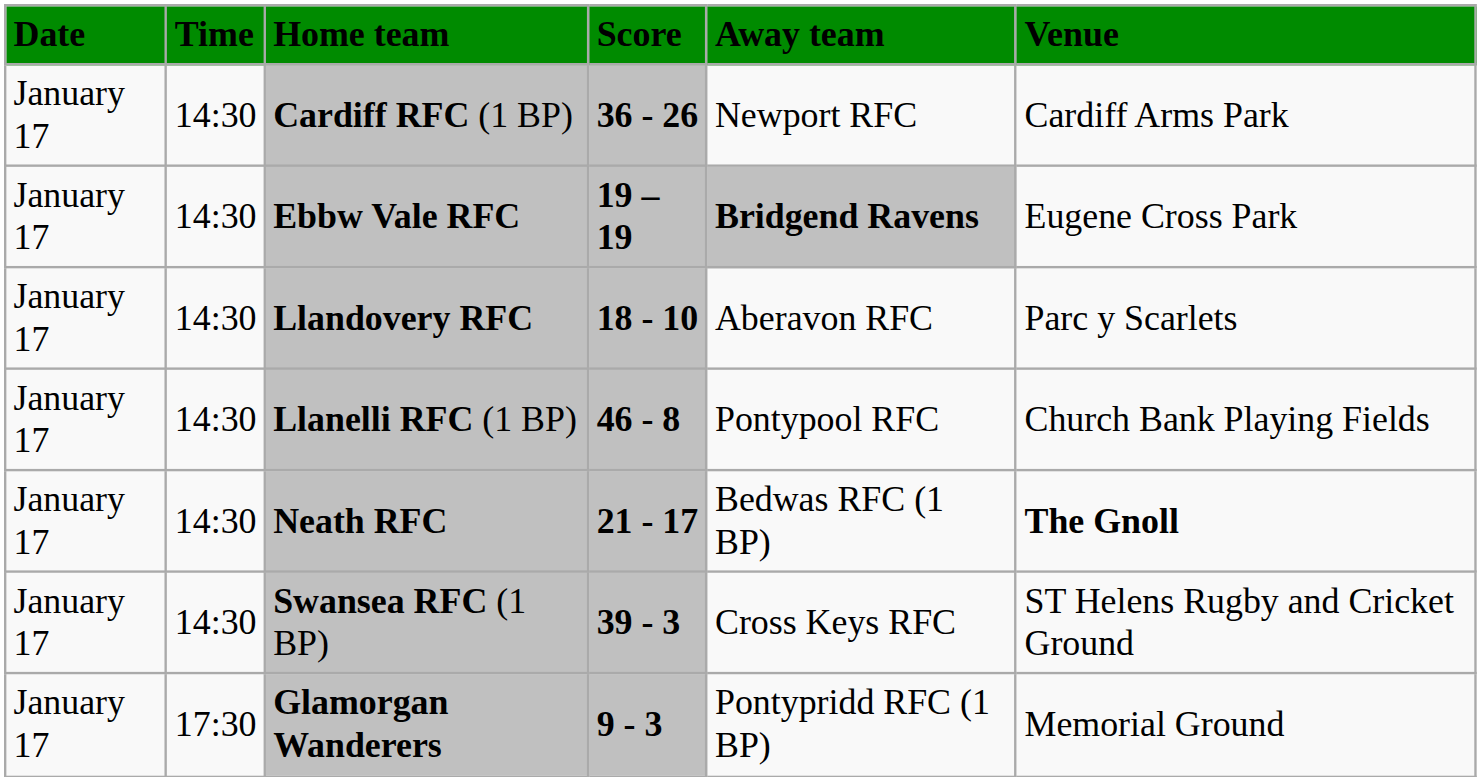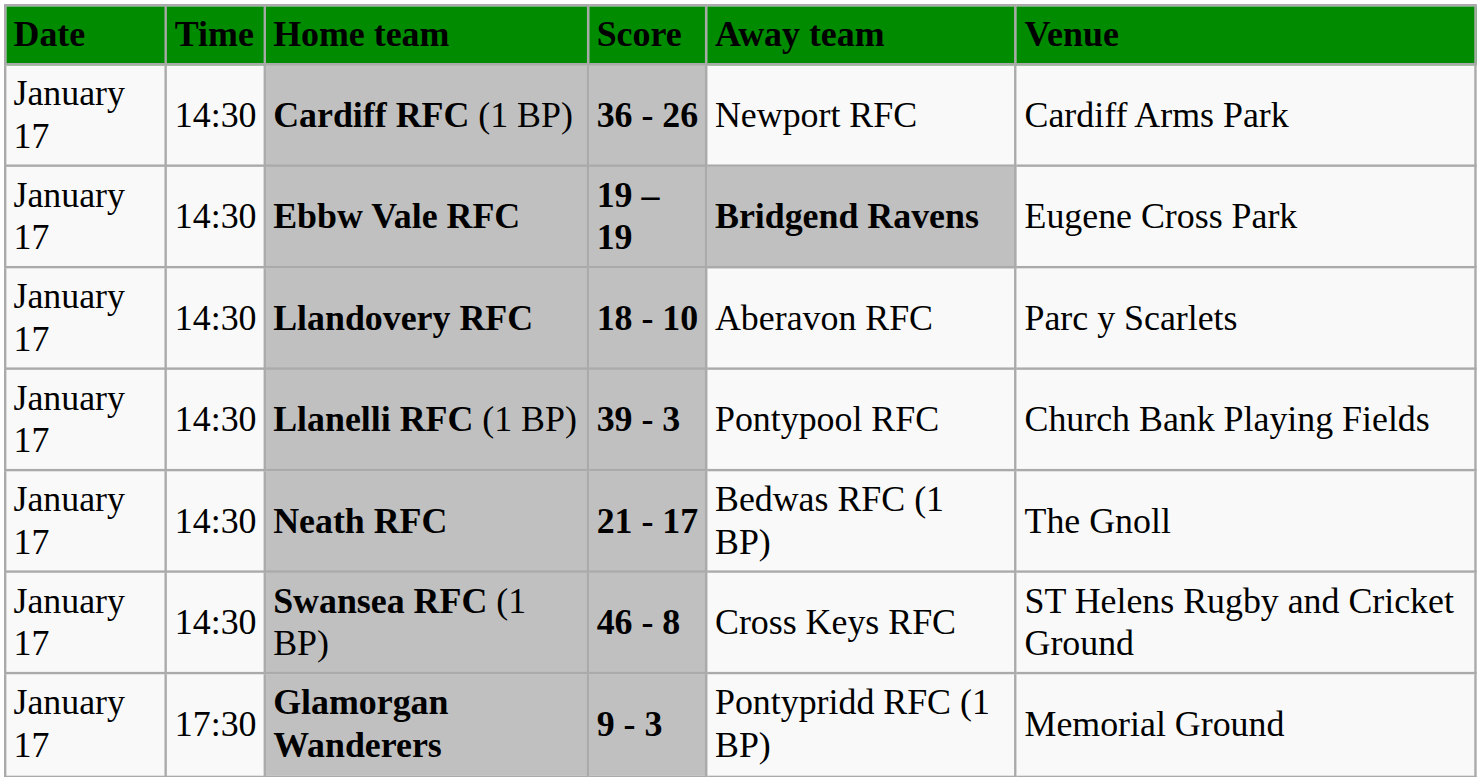(638, 419) 46 - 8 -> (638, 419) 39 - 3
(1102, 520) bold -> (1098, 520) normal
(638, 622) 39 - 3 -> (638, 622) 46 - 8
